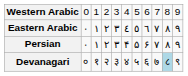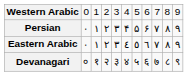rows swapped: (43, 28) <-> (43, 44)
(167, 62) lightblue background -> (167, 62) no background
